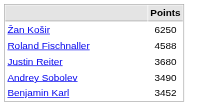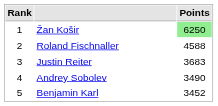+ column: (20, 13)
(165, 30) no background -> (195, 30) lightgreen background
(165, 61) 3680 -> (195, 61) 3683
